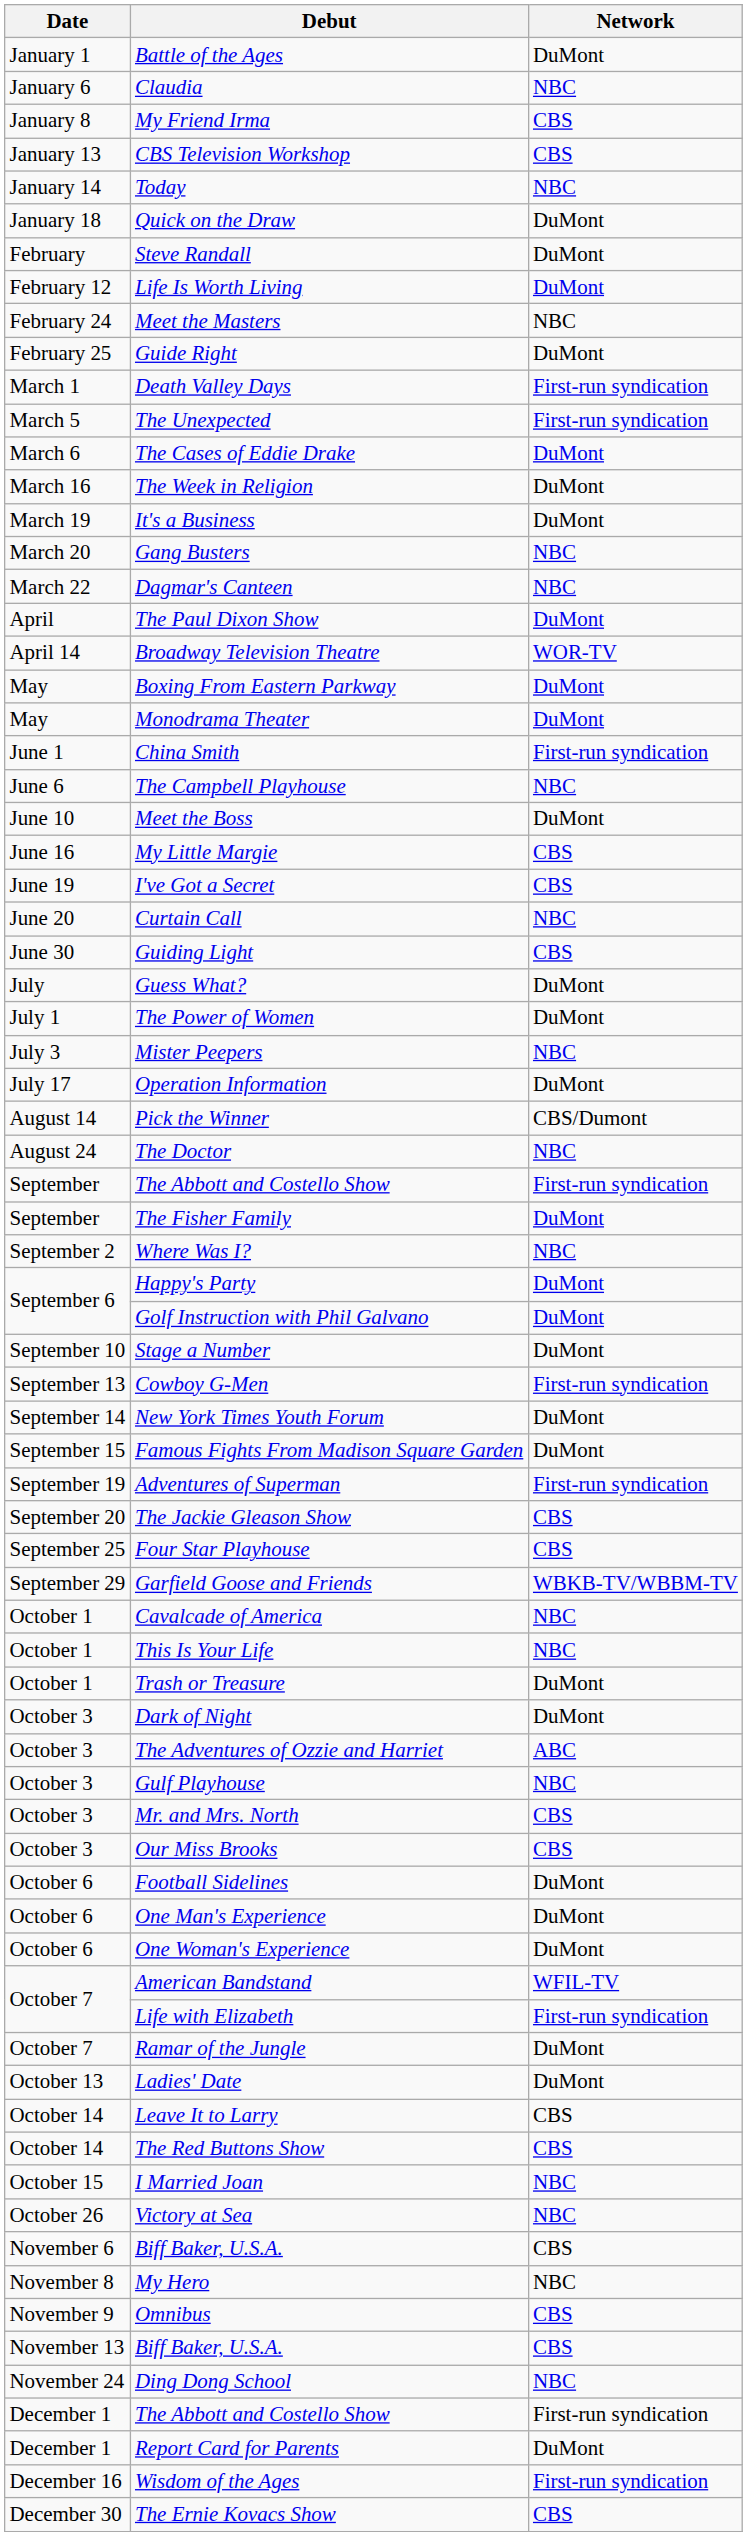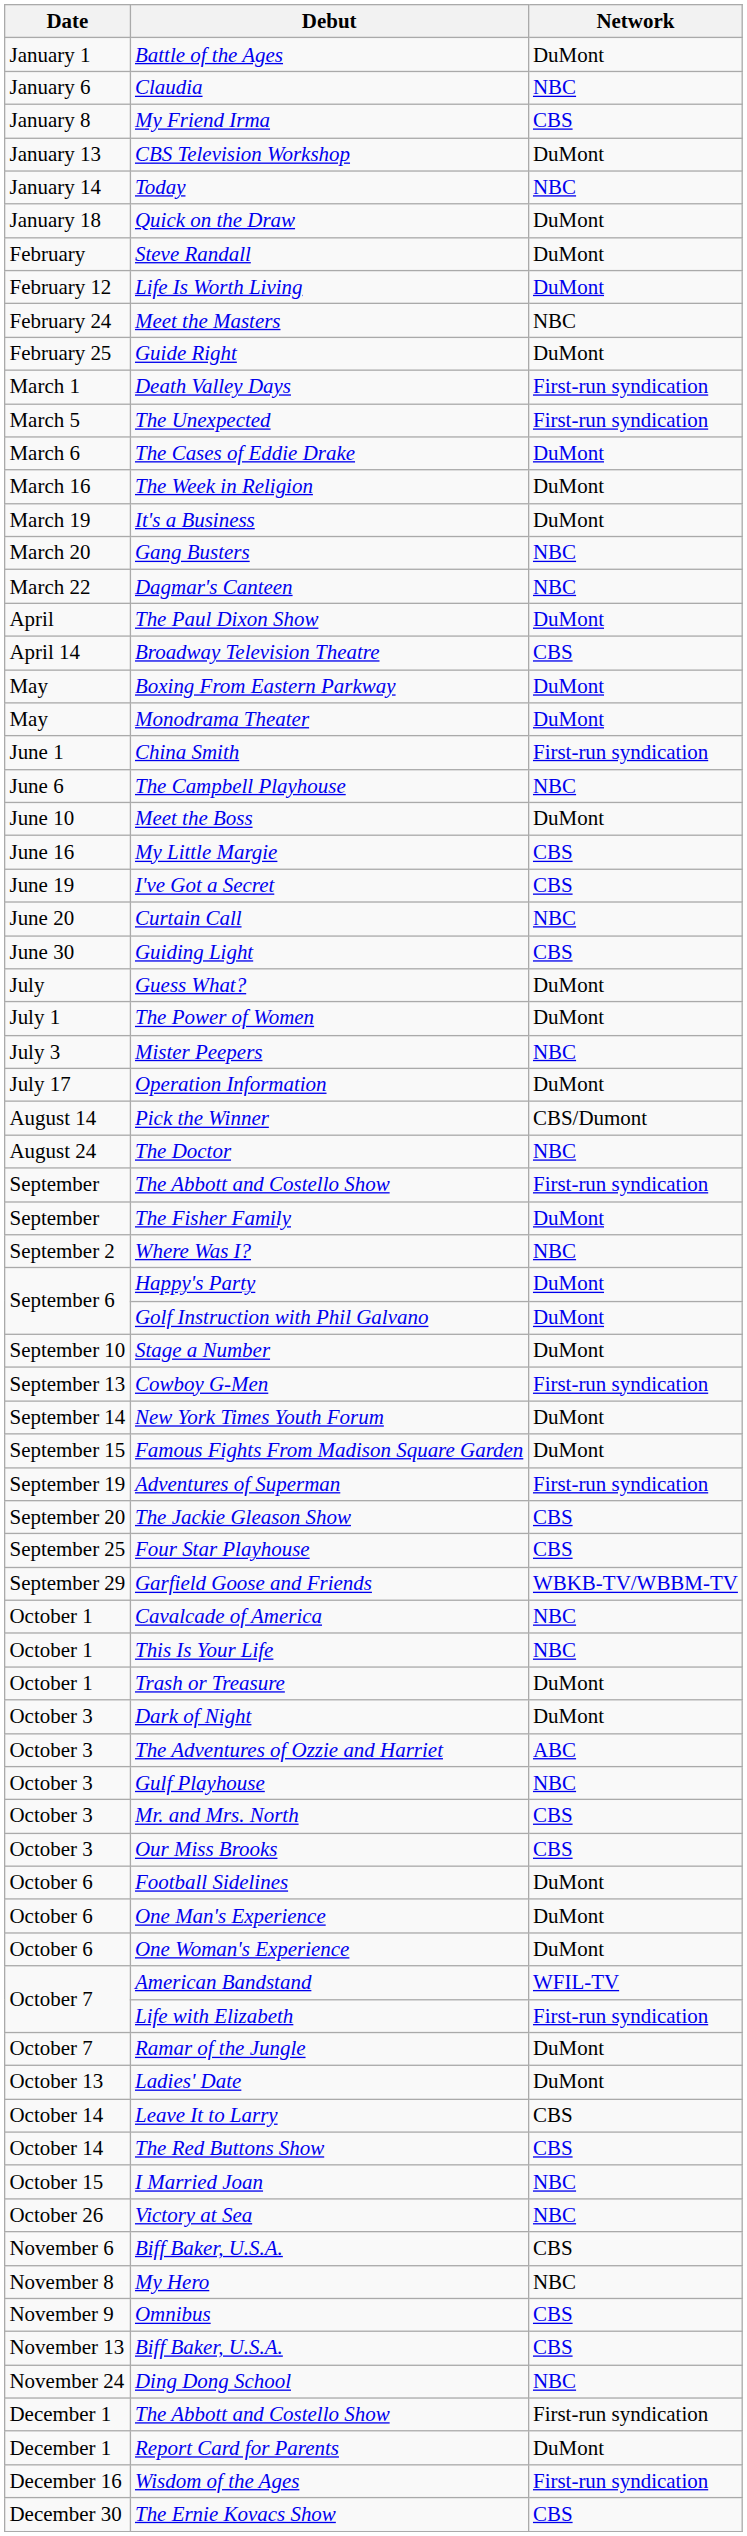(553, 154) CBS -> (568, 154) DuMont
(575, 652) WOR-TV -> (553, 652) CBS
